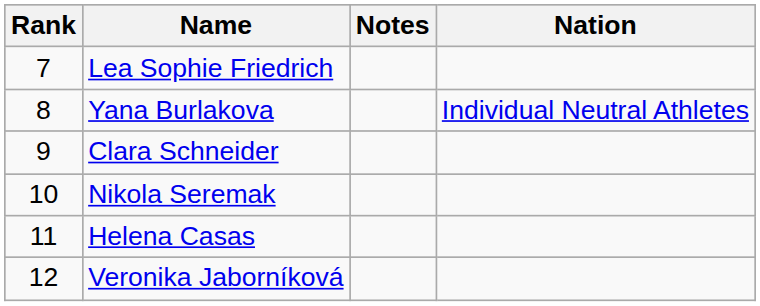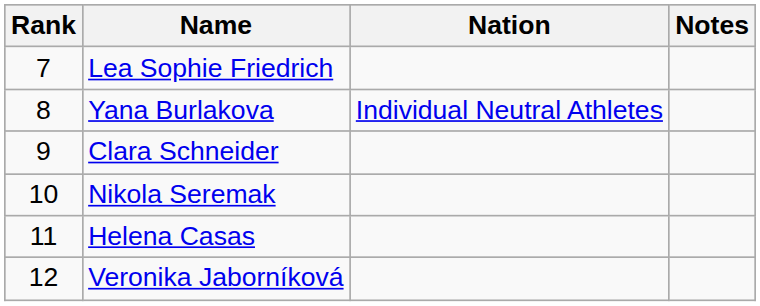columns swapped: (595, 25) <-> (393, 25)
